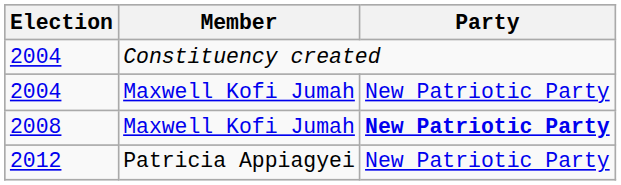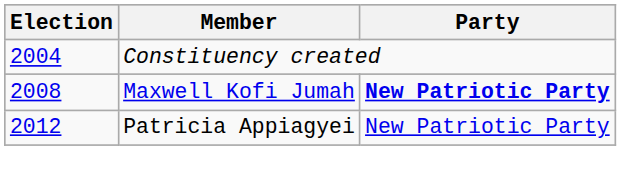- row: (36, 92)
